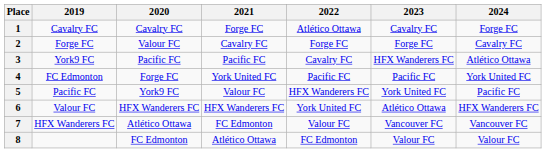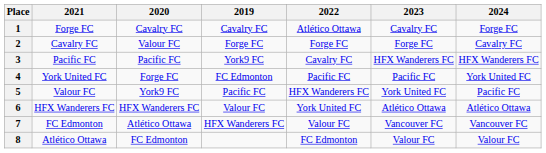columns swapped: (74, 12) <-> (244, 12)
(499, 60) Atlético Ottawa -> (499, 60) HFX Wanderers FC
(499, 108) HFX Wanderers FC -> (499, 108) Atlético Ottawa
